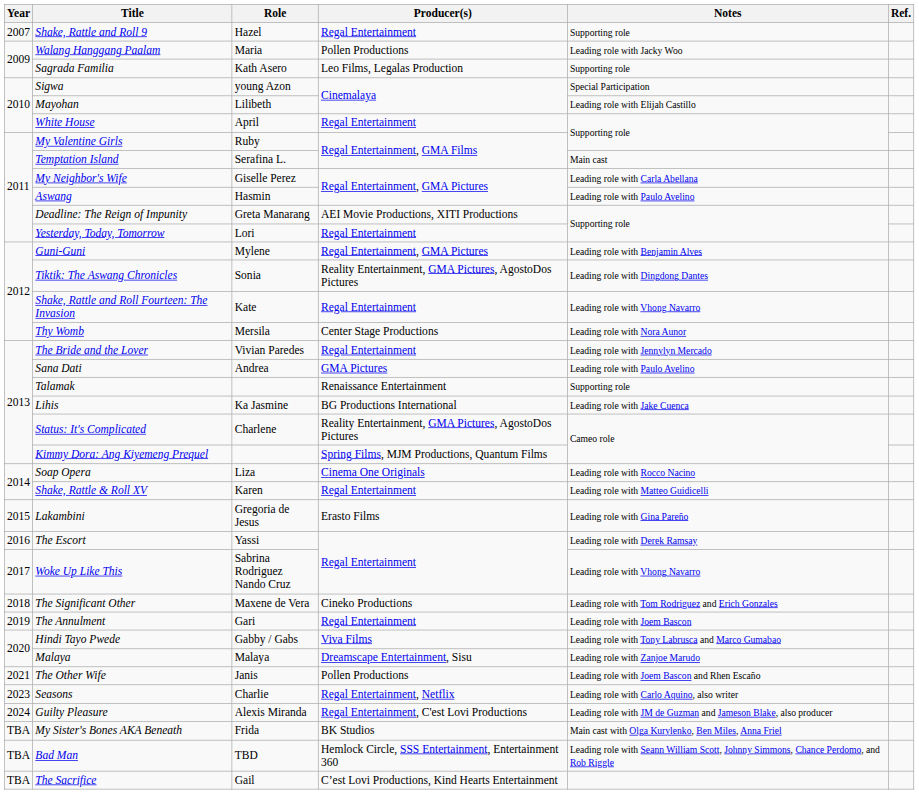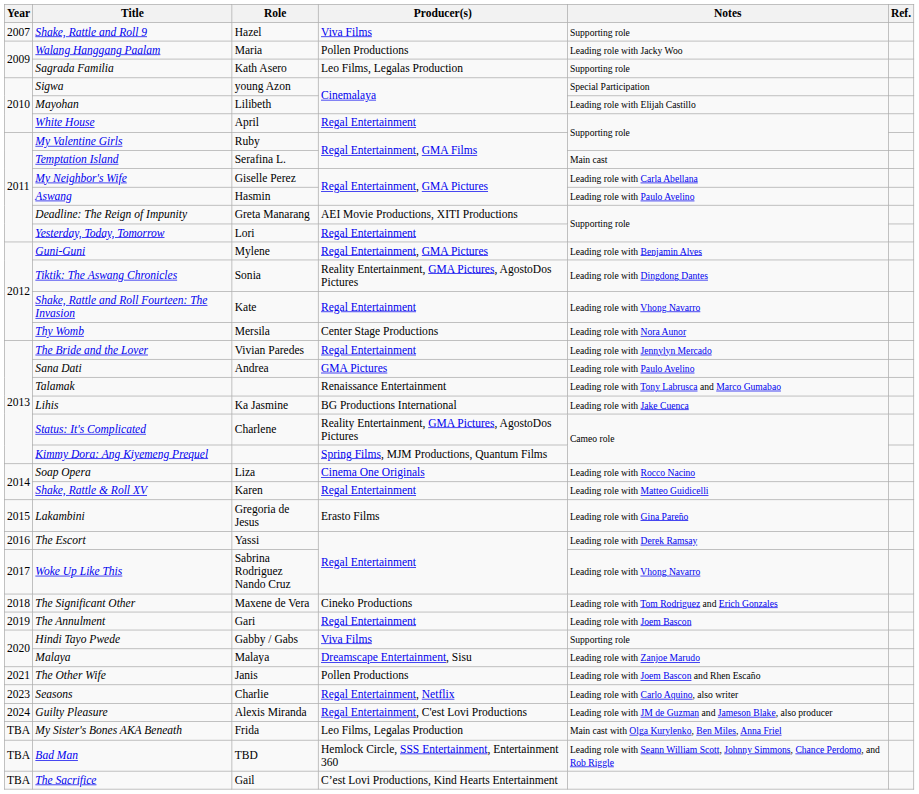(369, 31) Regal Entertainment -> (346, 31) Viva Films
(600, 387) Supporting role -> (675, 387) Leading role with Tony Labrusca and Marco Gumabao
(675, 640) Leading role with Tony Labrusca and Marco Gumabao -> (600, 640) Supporting role
(348, 730) BK Studios -> (392, 730) Leo Films, Legalas Production
